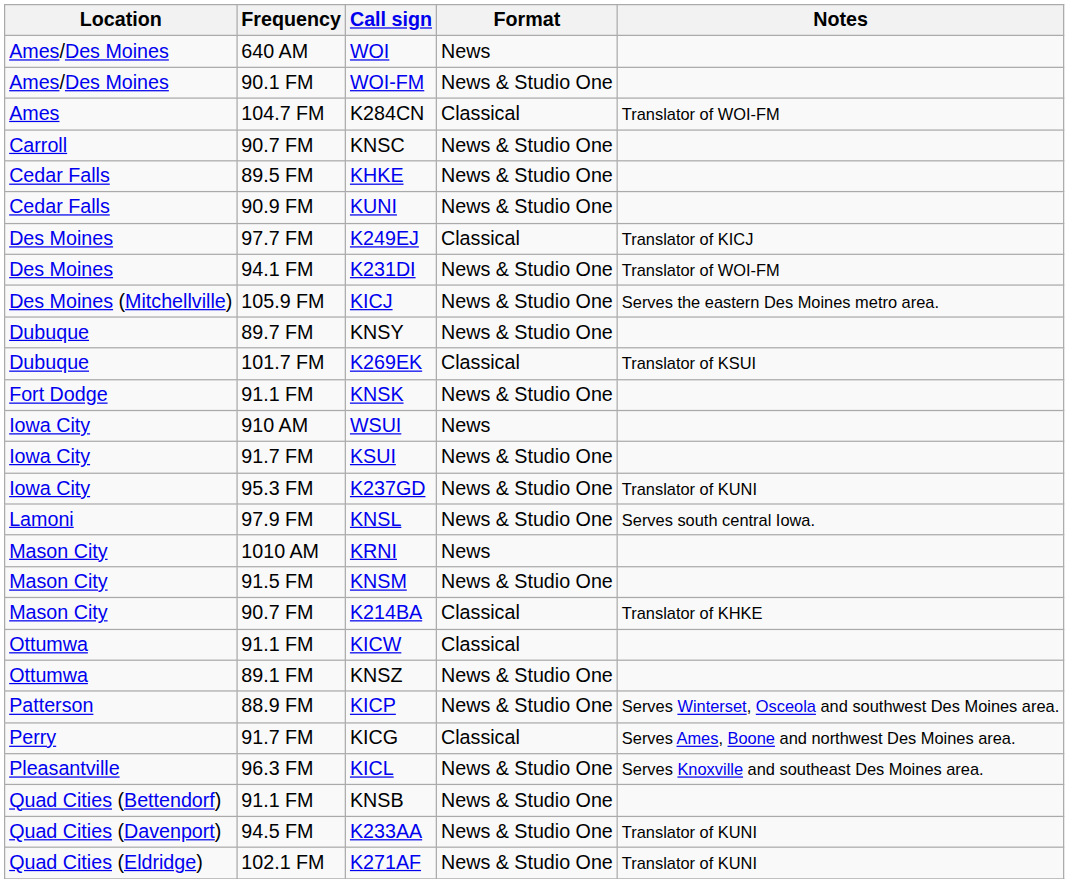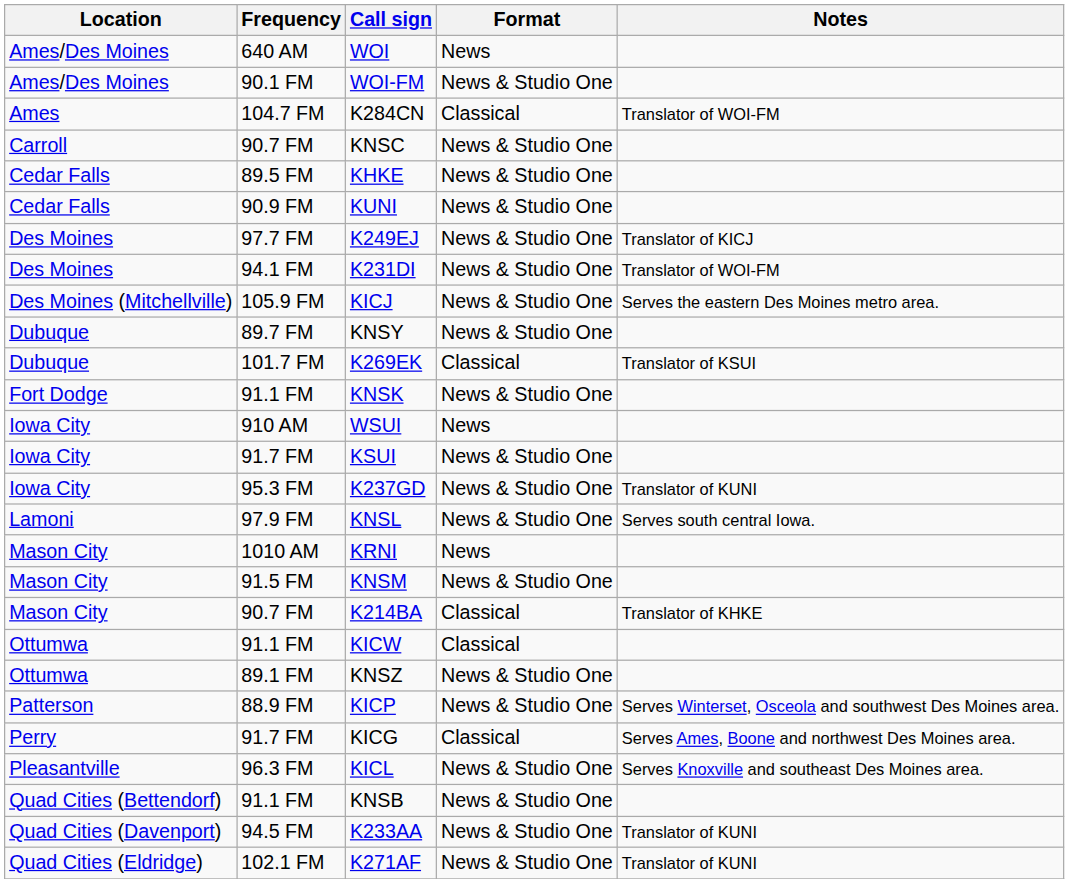(480, 238) Classical -> (527, 238) News & Studio One
